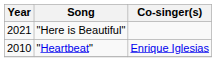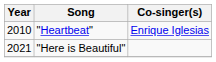rows swapped: (65, 48) <-> (81, 30)
